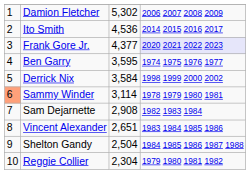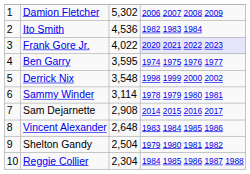(182, 29) 2014 2015 2016 2017 -> (172, 29) 1982 1983 1984
(125, 45) 4,377 -> (125, 45) 4,022
(125, 78) 3,584 -> (125, 78) 3,548
(10, 95) lightsalmon background -> (10, 95) no background
(172, 112) 1982 1983 1984 -> (182, 112) 2014 2015 2016 2017
(125, 128) 2,651 -> (125, 128) 2,648
(193, 145) 1984 1985 1986 1987 1988 -> (182, 145) 1979 1980 1981 1982
(182, 161) 1979 1980 1981 1982 -> (193, 161) 1984 1985 1986 1987 1988
